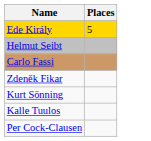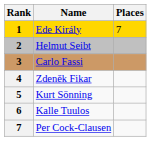+ column: (19, 12)
(90, 29) 5 -> (119, 29) 7
